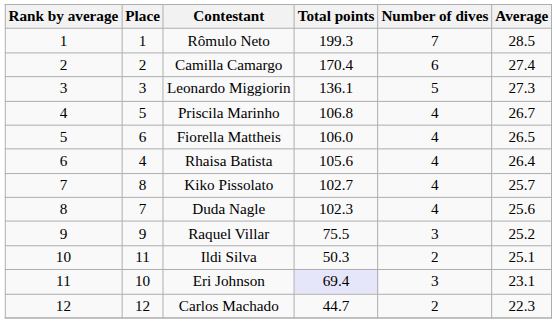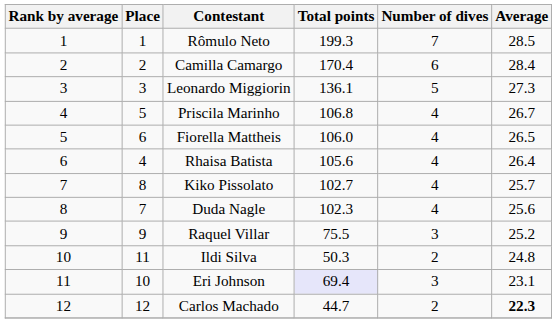(522, 64) 27.4 -> (522, 64) 28.4
(522, 257) 25.1 -> (522, 257) 24.8
(522, 305) normal -> (522, 305) bold
